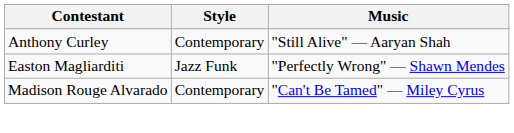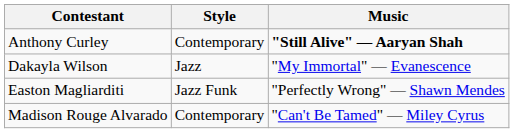(361, 41) normal -> (367, 41) bold
+ row: (58, 66)
